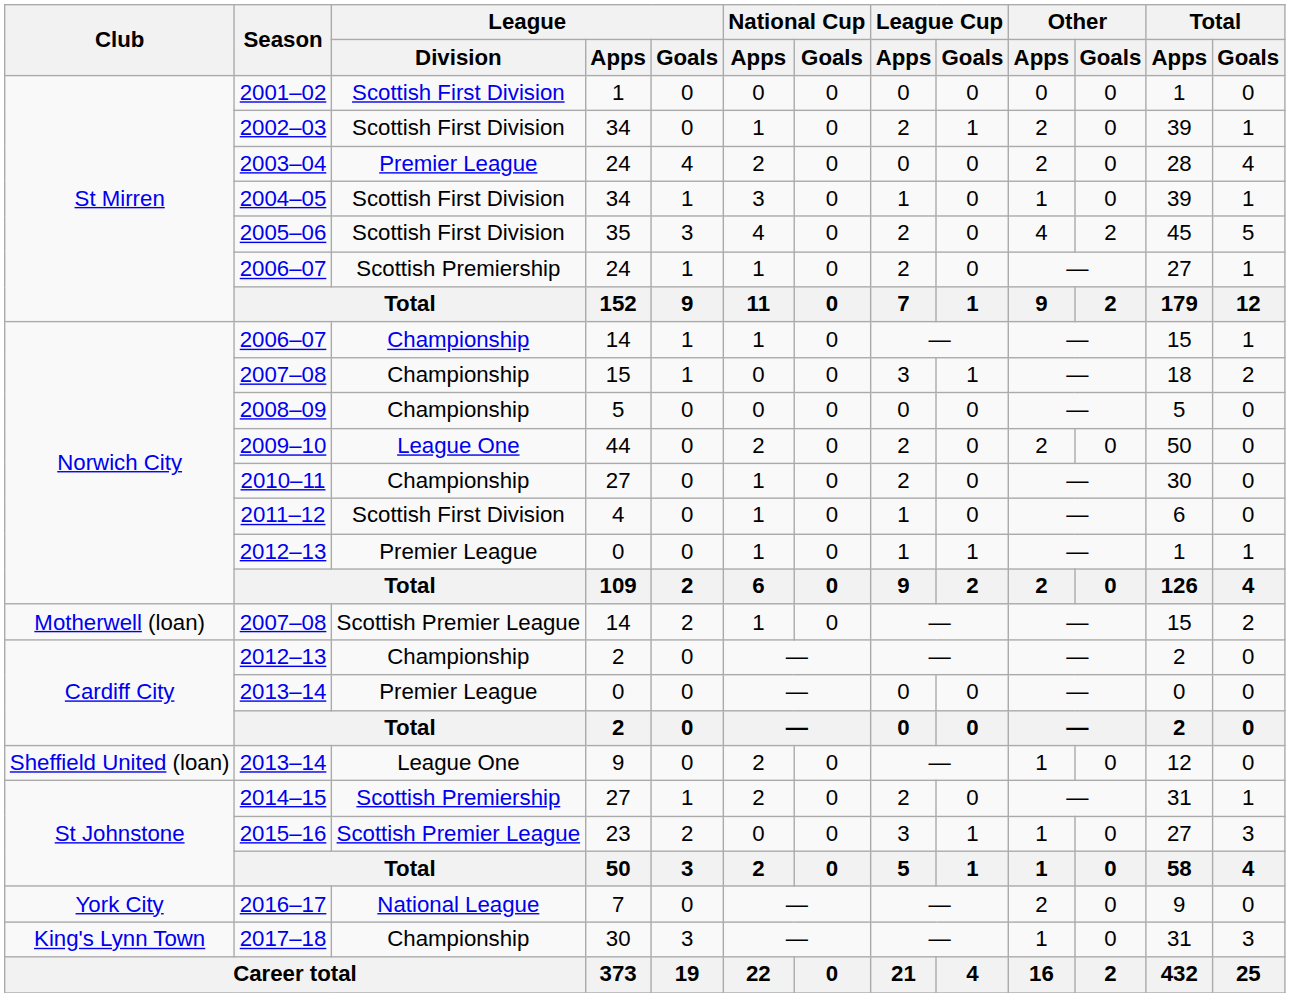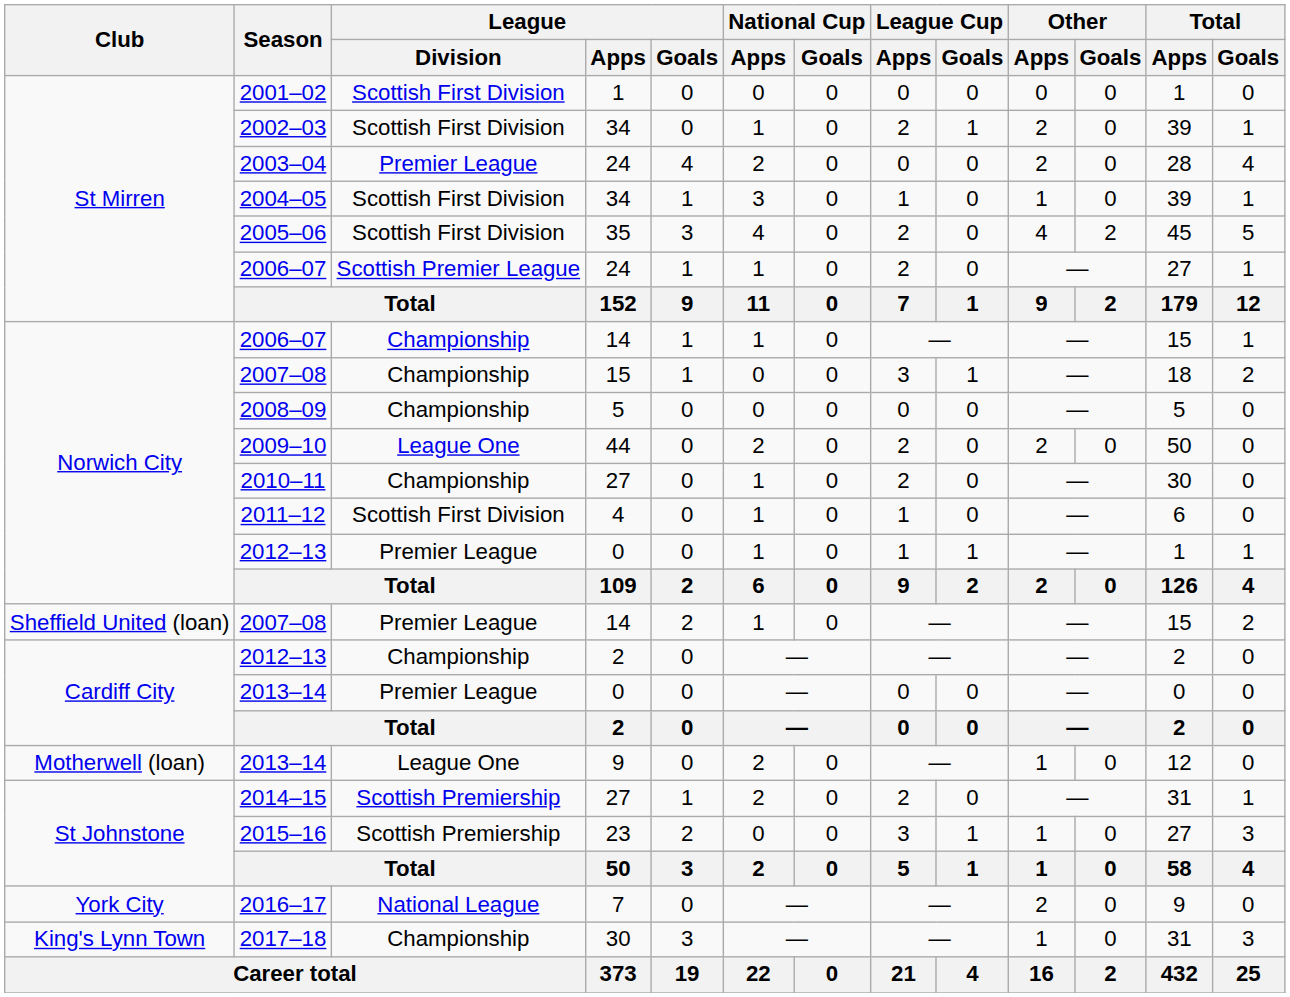(458, 269) Scottish Premiership -> (458, 269) Scottish Premier League
(120, 621) Motherwell (loan) -> (120, 621) Sheffield United (loan)
(458, 621) Scottish Premier League -> (458, 621) Premier League
(120, 762) Sheffield United (loan) -> (120, 762) Motherwell (loan)
(458, 833) Scottish Premier League -> (458, 833) Scottish Premiership
